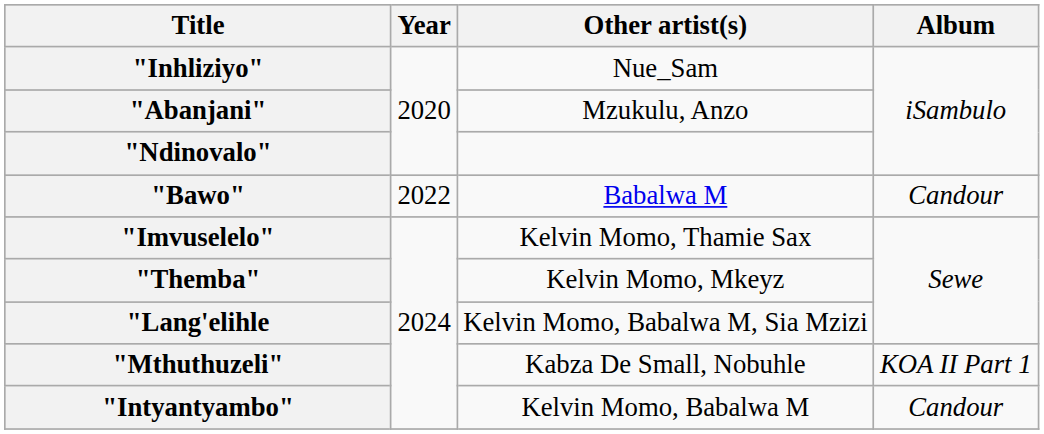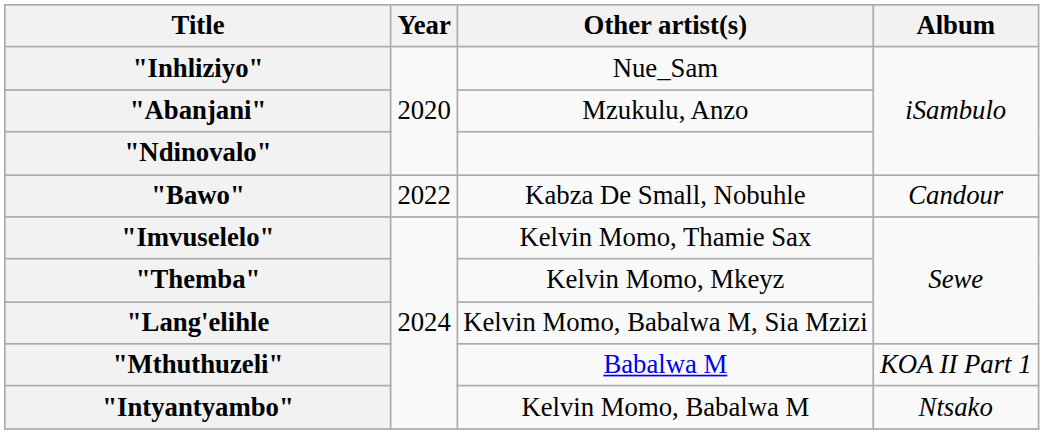(665, 195) Babalwa M -> (665, 195) Kabza De Small, Nobuhle
(665, 364) Kabza De Small, Nobuhle -> (665, 364) Babalwa M
(956, 407) Candour -> (956, 407) Ntsako
